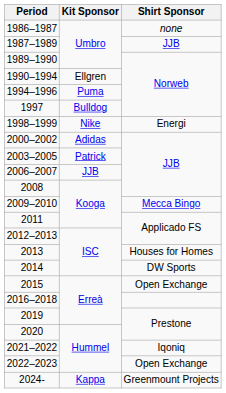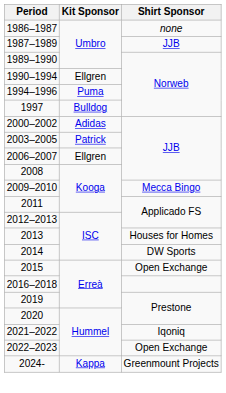- row: (32, 124)
(90, 172) JJB -> (90, 156) Ellgren
